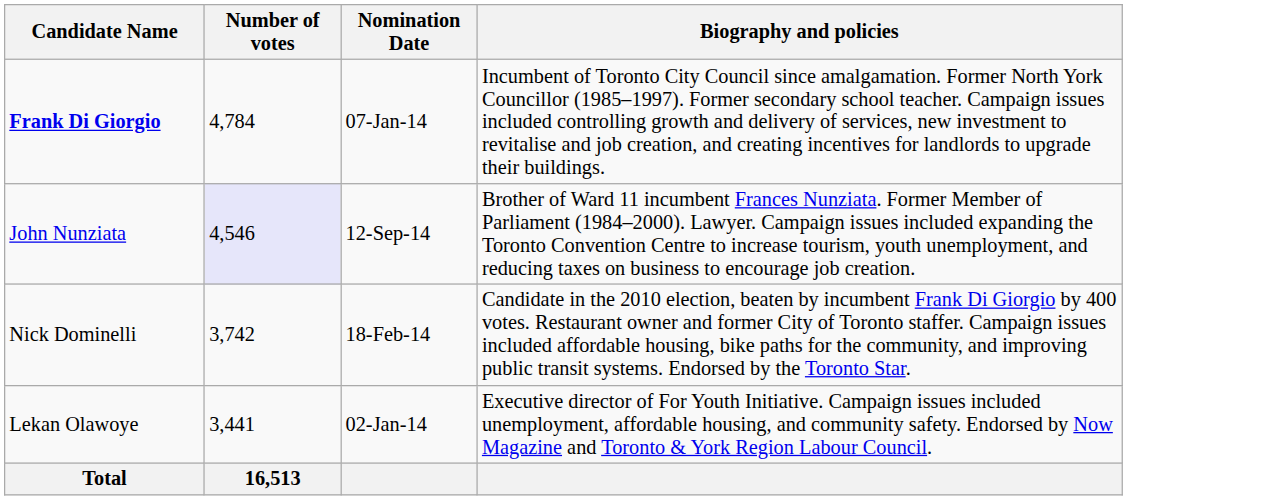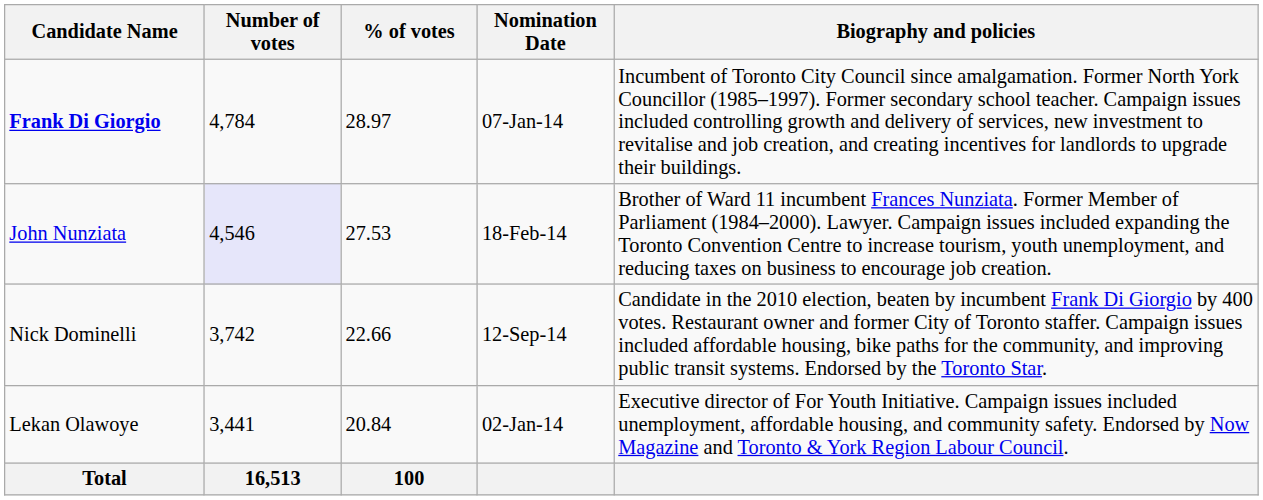+ column: (409, 32)
(388, 233) 12-Sep-14 -> (524, 233) 18-Feb-14
(388, 334) 18-Feb-14 -> (524, 334) 12-Sep-14
